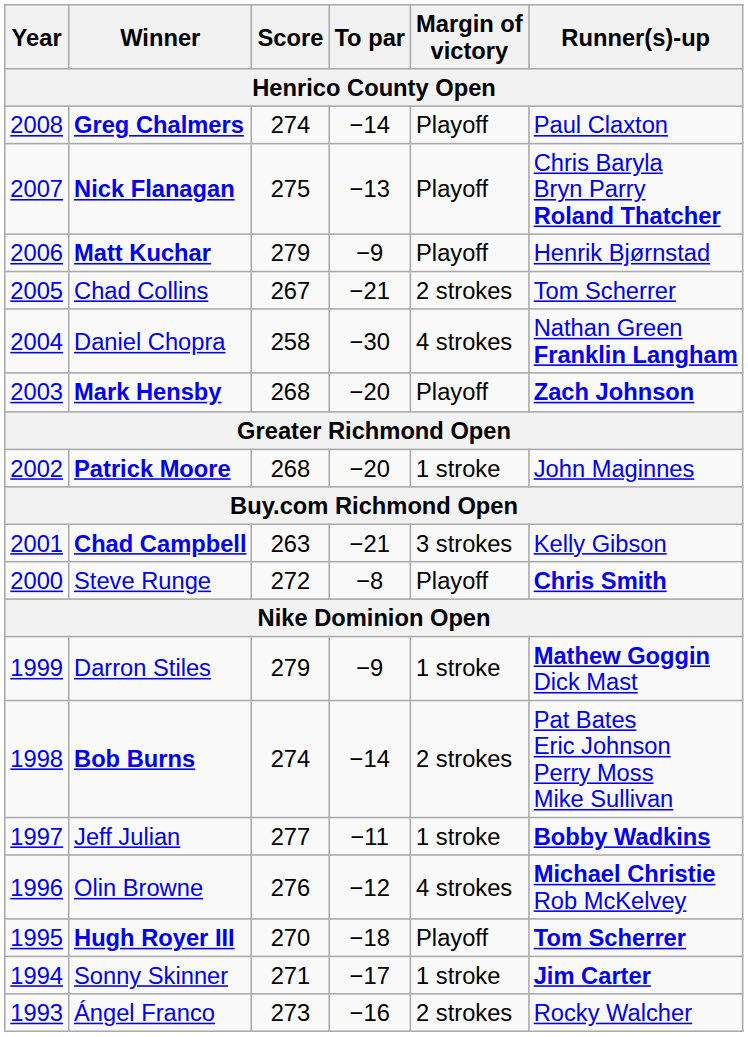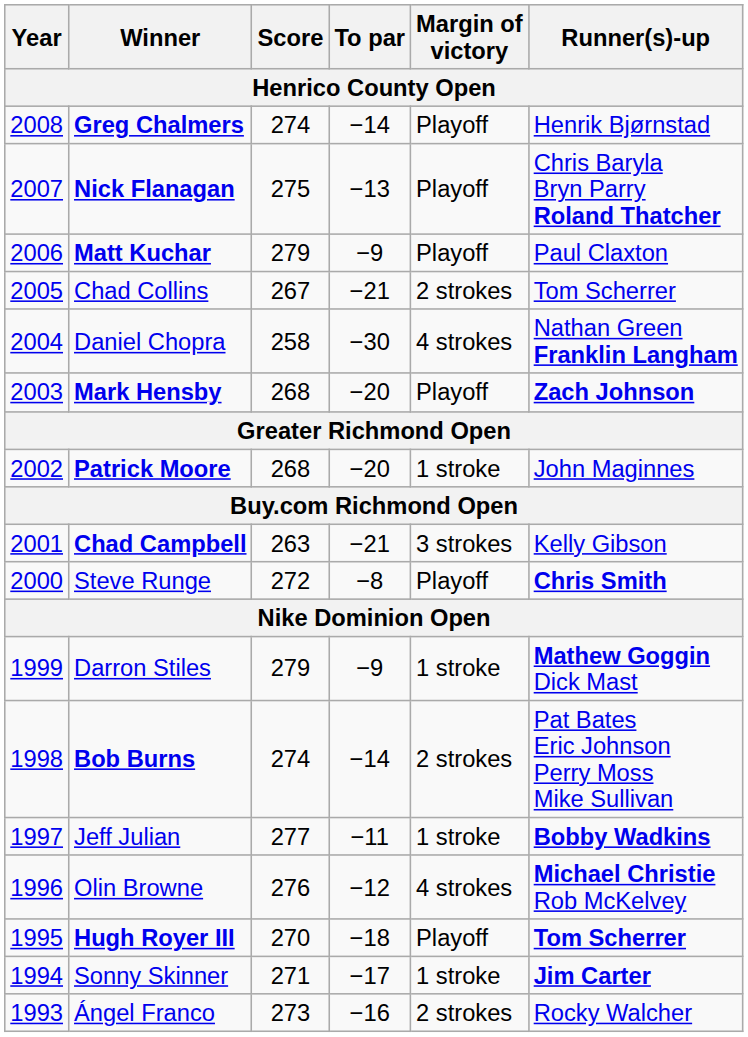(601, 125) Paul Claxton -> (622, 125) Henrik Bjørnstad
(622, 253) Henrik Bjørnstad -> (601, 253) Paul Claxton
